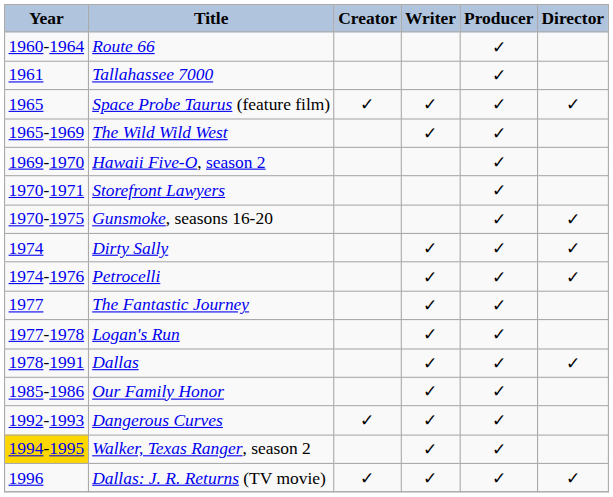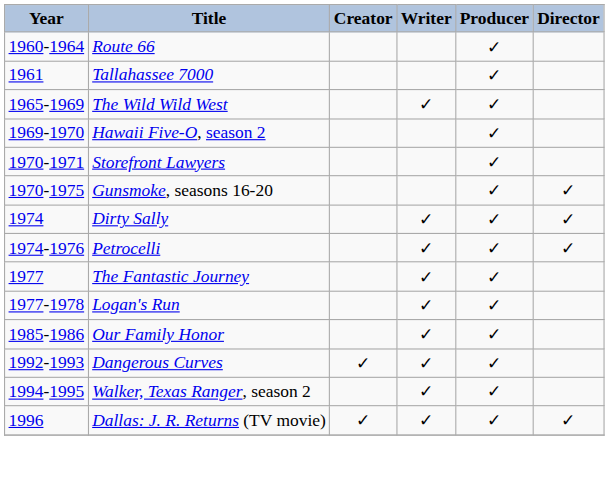- row: (211, 104)
- row: (115, 362)
(46, 449) gold background -> (46, 391) no background
